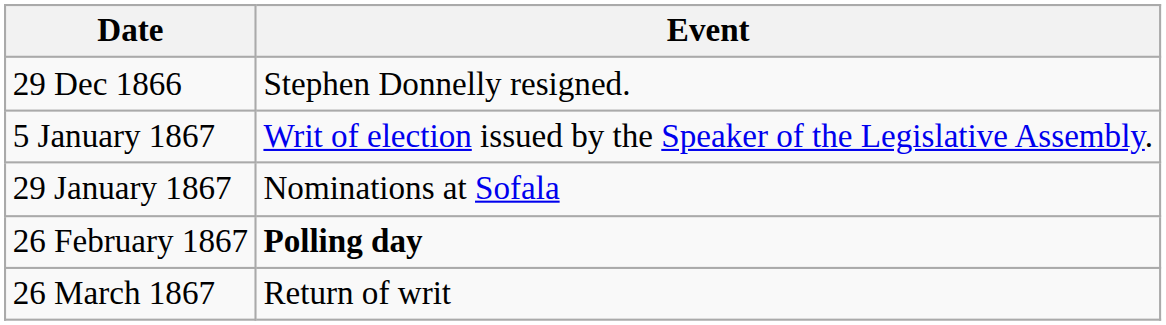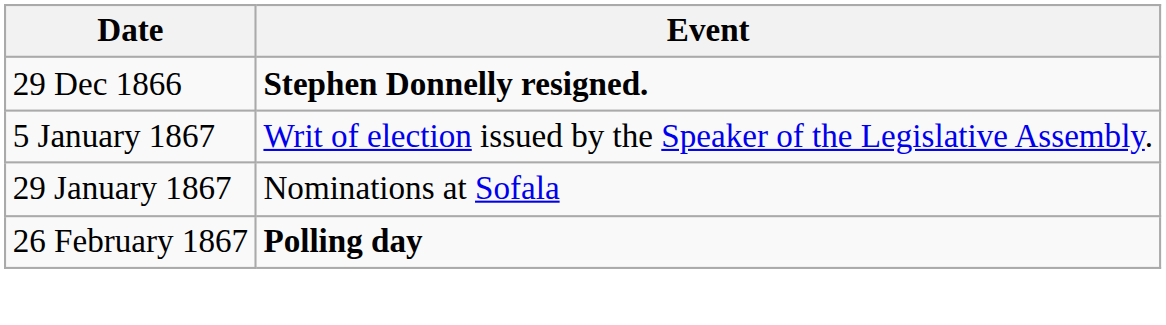(447, 83) normal -> (456, 83) bold
- row: (114, 293)
